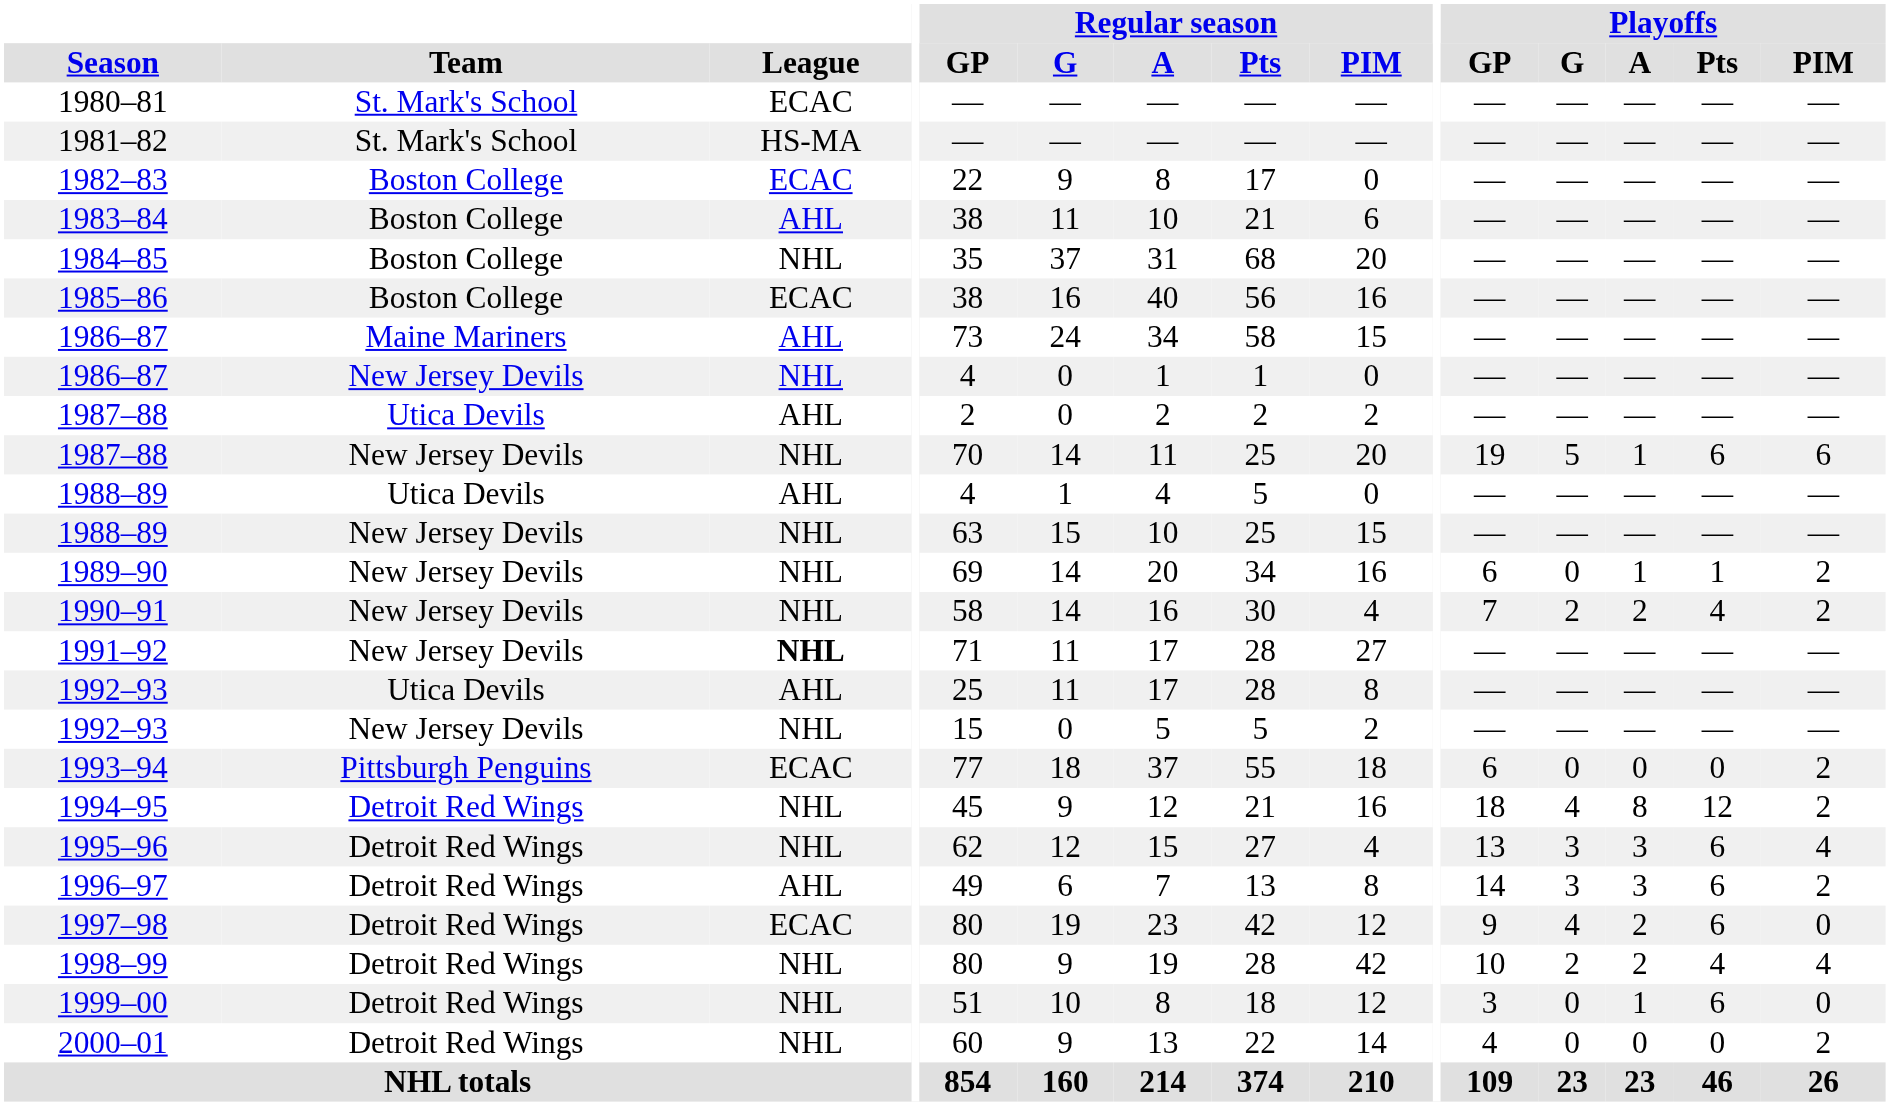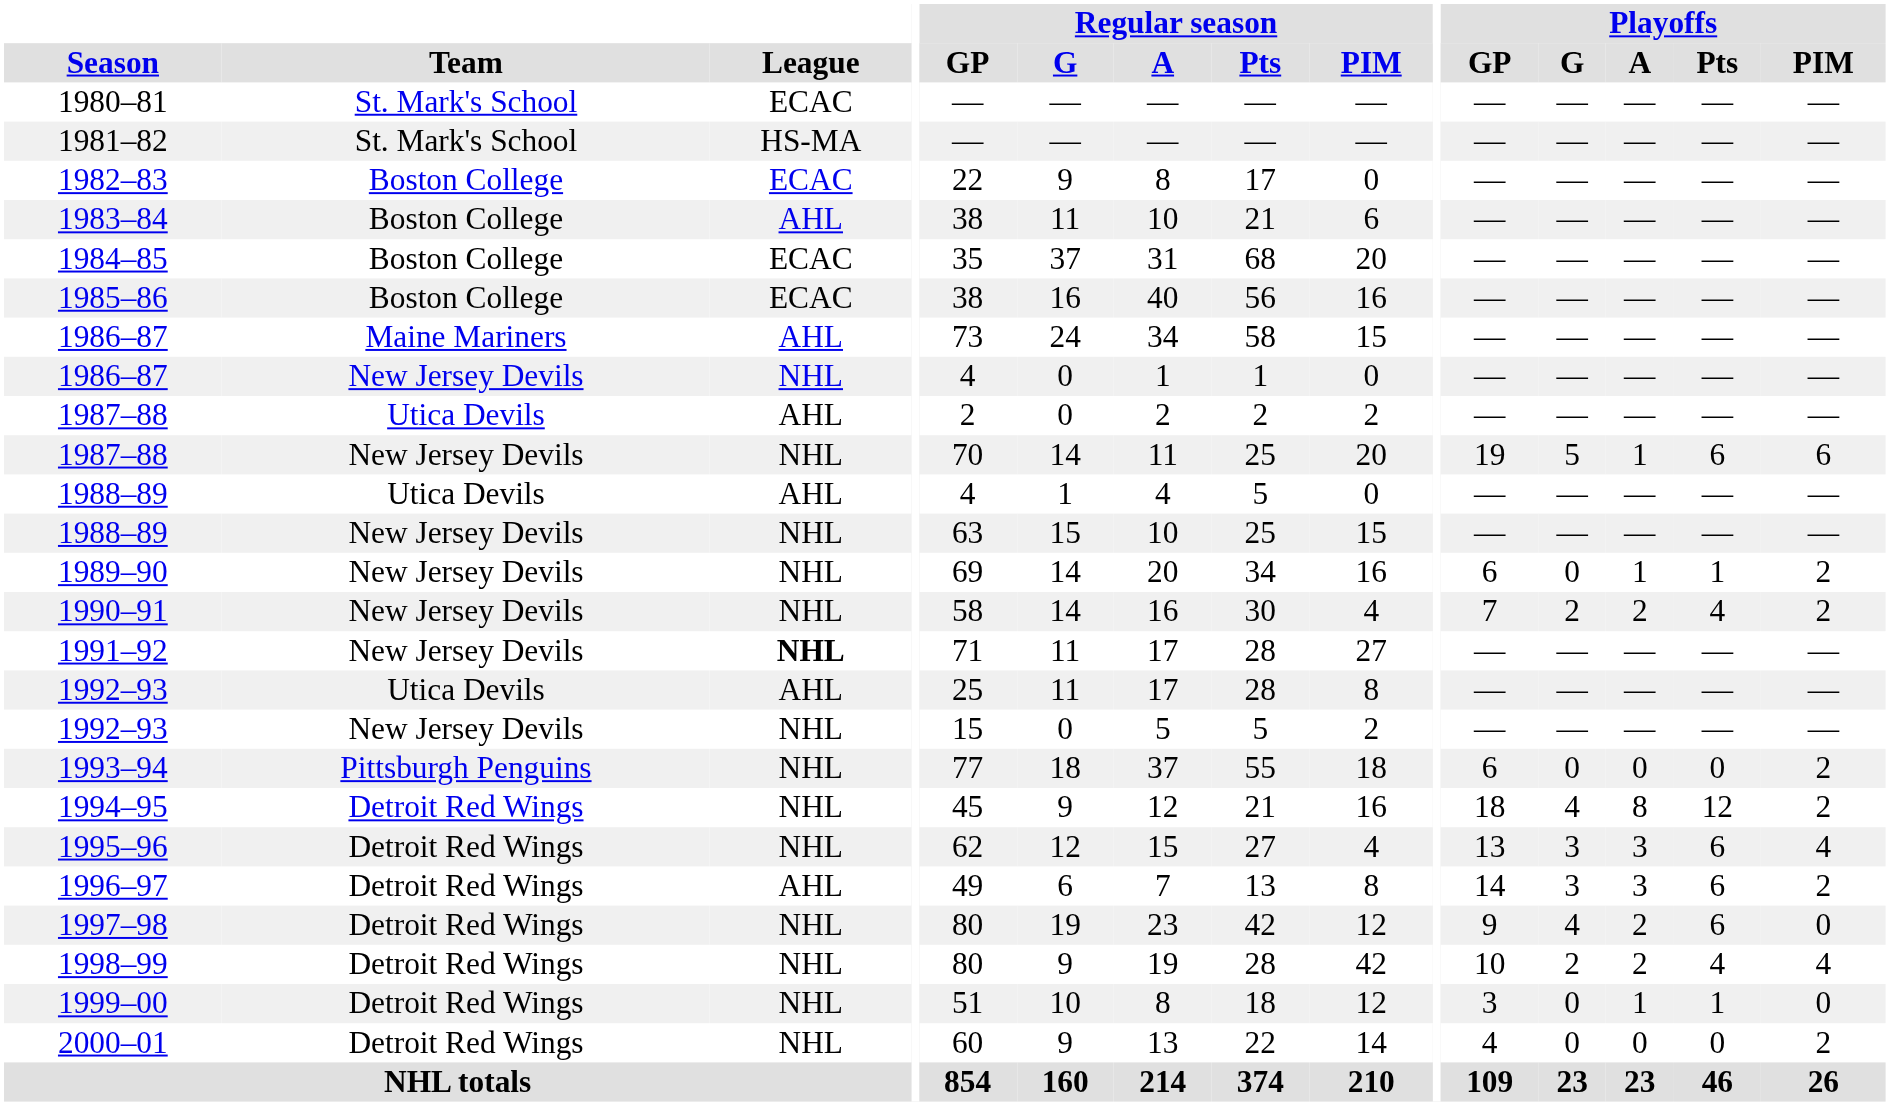(811, 258) NHL -> (811, 258) ECAC
(811, 767) ECAC -> (811, 767) NHL
(811, 924) ECAC -> (811, 924) NHL
(1717, 1003) 6 -> (1717, 1003) 1
